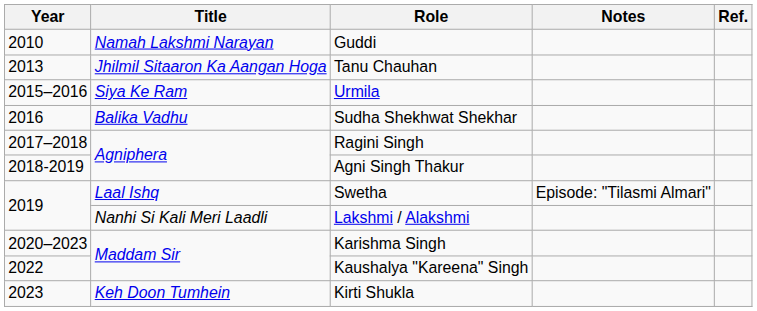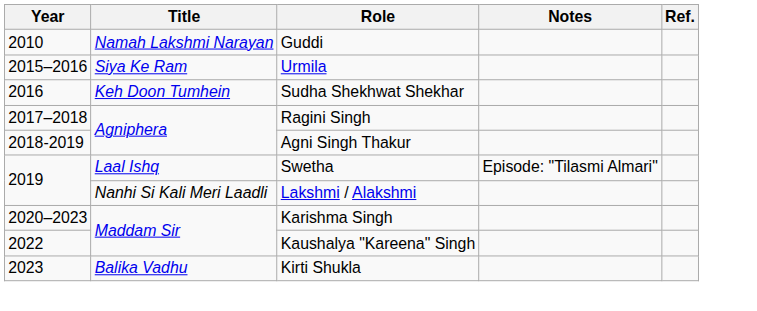- row: (385, 67)
(141, 117) Balika Vadhu -> (162, 92) Keh Doon Tumhein
(162, 293) Keh Doon Tumhein -> (141, 268) Balika Vadhu
